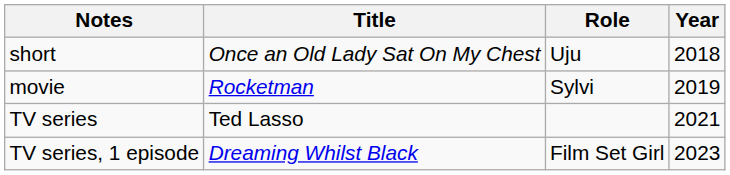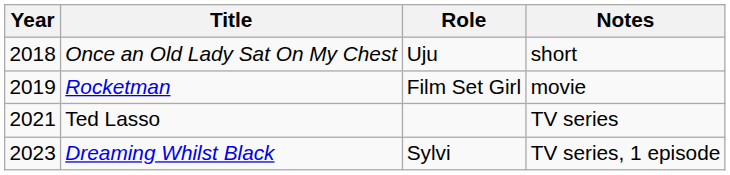columns swapped: (697, 20) <-> (104, 20)
(572, 86) Sylvi -> (464, 86) Film Set Girl
(607, 152) Film Set Girl -> (429, 152) Sylvi
